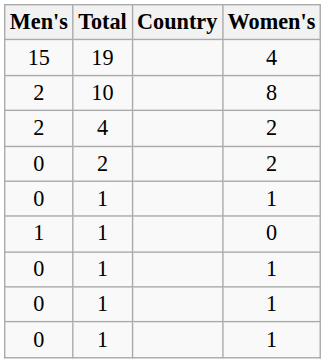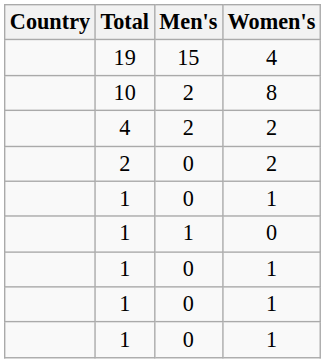columns swapped: (177, 22) <-> (39, 22)
